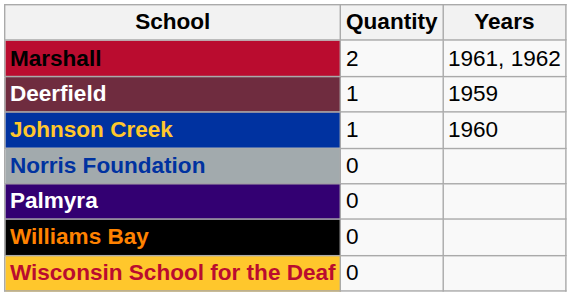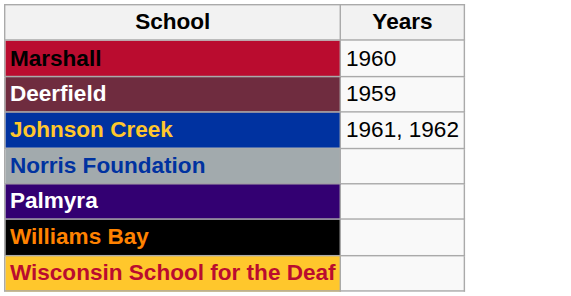- column: (392, 22)
(504, 58) 1961, 1962 -> (371, 58) 1960
(473, 129) 1960 -> (402, 129) 1961, 1962
